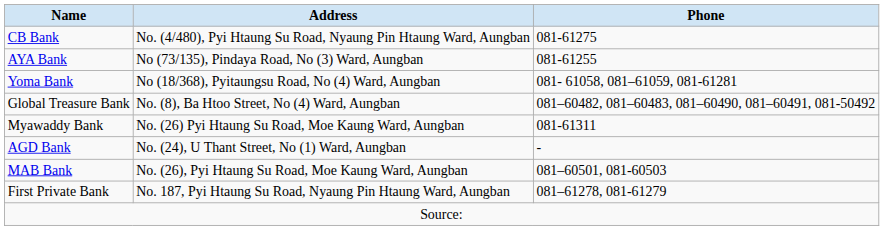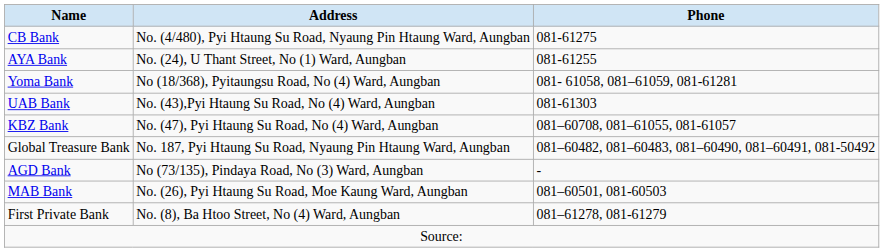(280, 59) No (73/135), Pindaya Road, No (3) Ward, Aungban -> (271, 59) No. (24), U Thant Street, No (1) Ward, Aungban
+ row: (39, 103)
+ row: (38, 125)
(268, 103) No. (8), Ba Htoo Street, No (4) Ward, Aungban -> (323, 147) No. 187, Pyi Htaung Su Road, Nyaung Pin Htaung Ward, Aungban
- row: (55, 125)
(271, 147) No. (24), U Thant Street, No (1) Ward, Aungban -> (280, 170) No (73/135), Pindaya Road, No (3) Ward, Aungban
(323, 192) No. 187, Pyi Htaung Su Road, Nyaung Pin Htaung Ward, Aungban -> (268, 214) No. (8), Ba Htoo Street, No (4) Ward, Aungban
